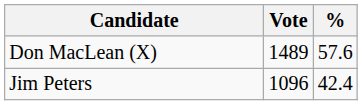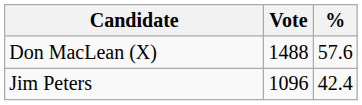(288, 52) 1489 -> (288, 52) 1488
